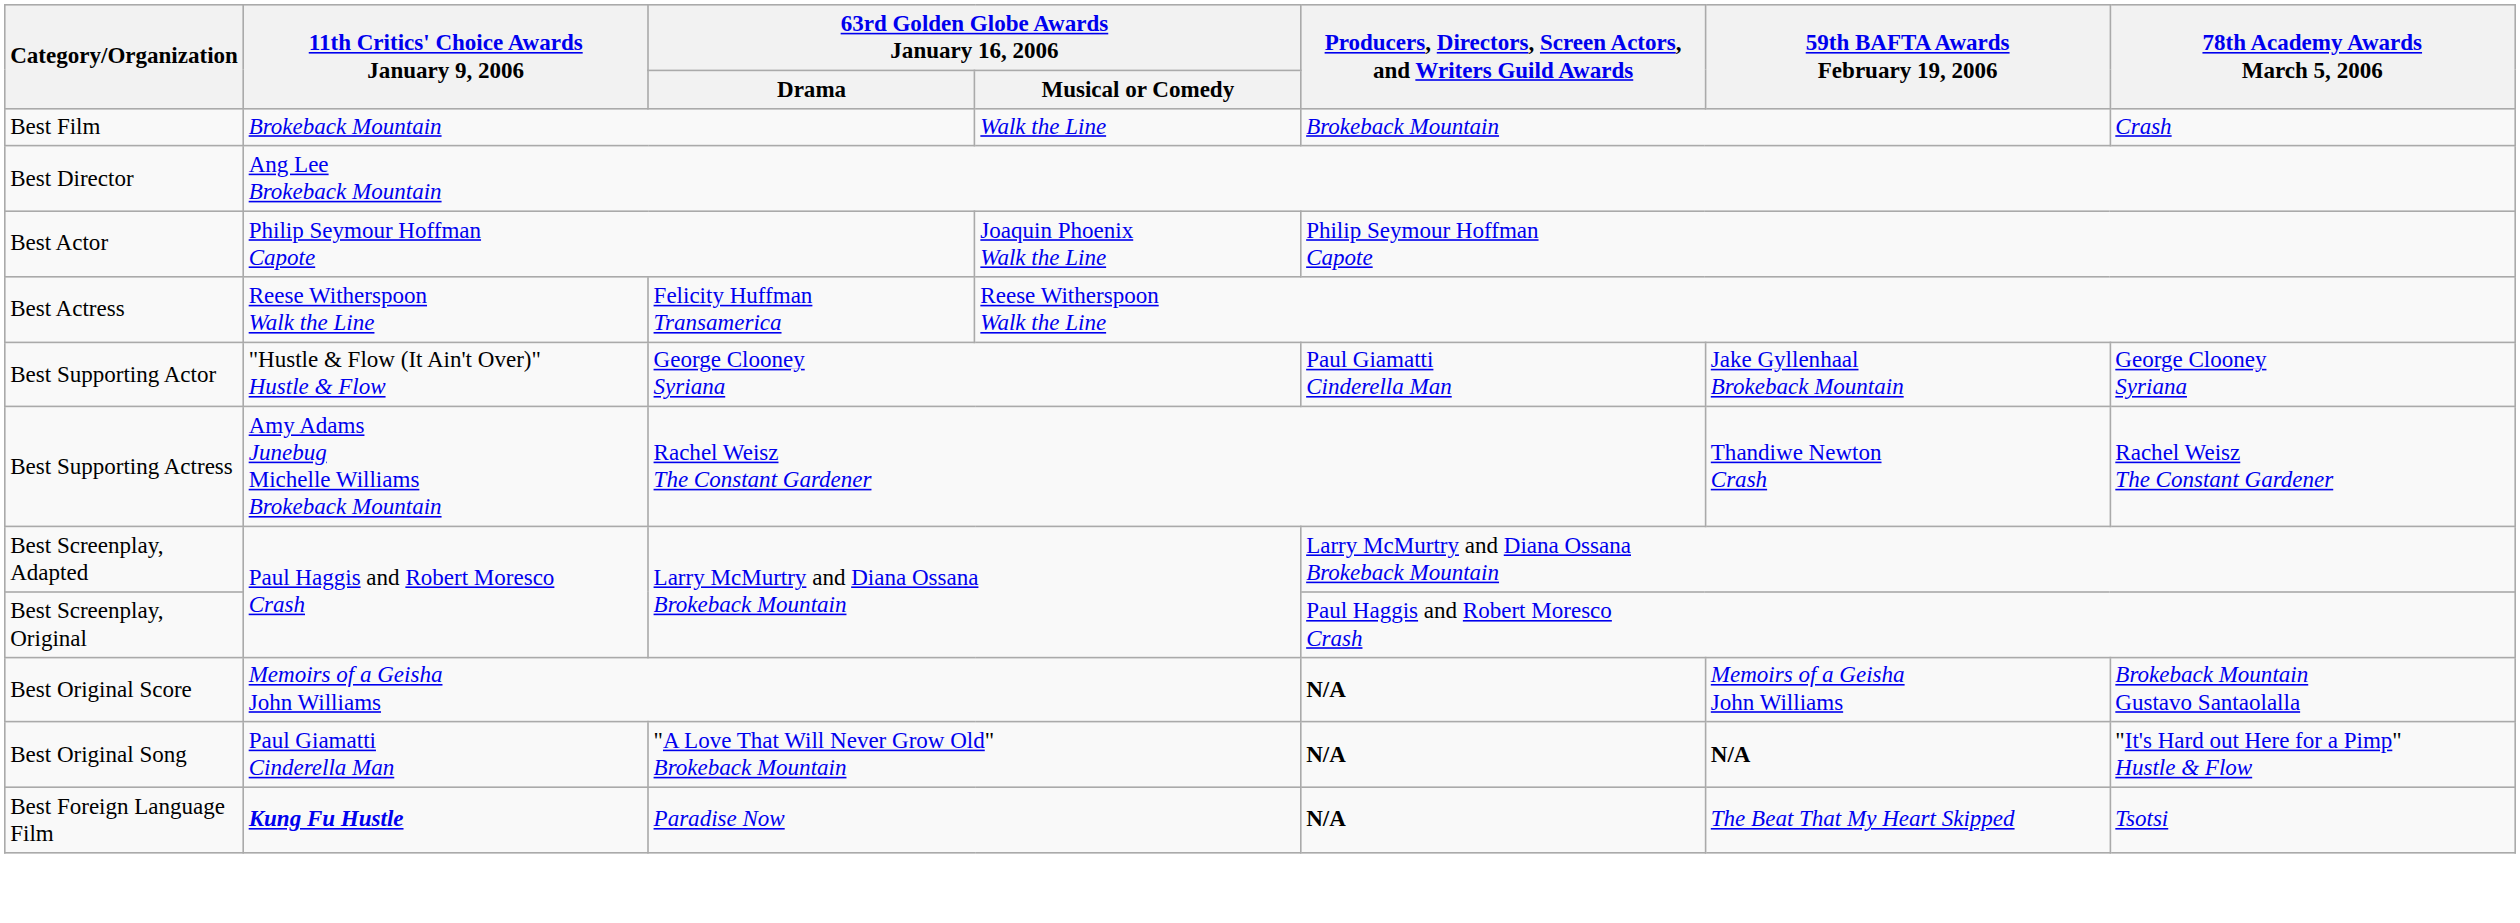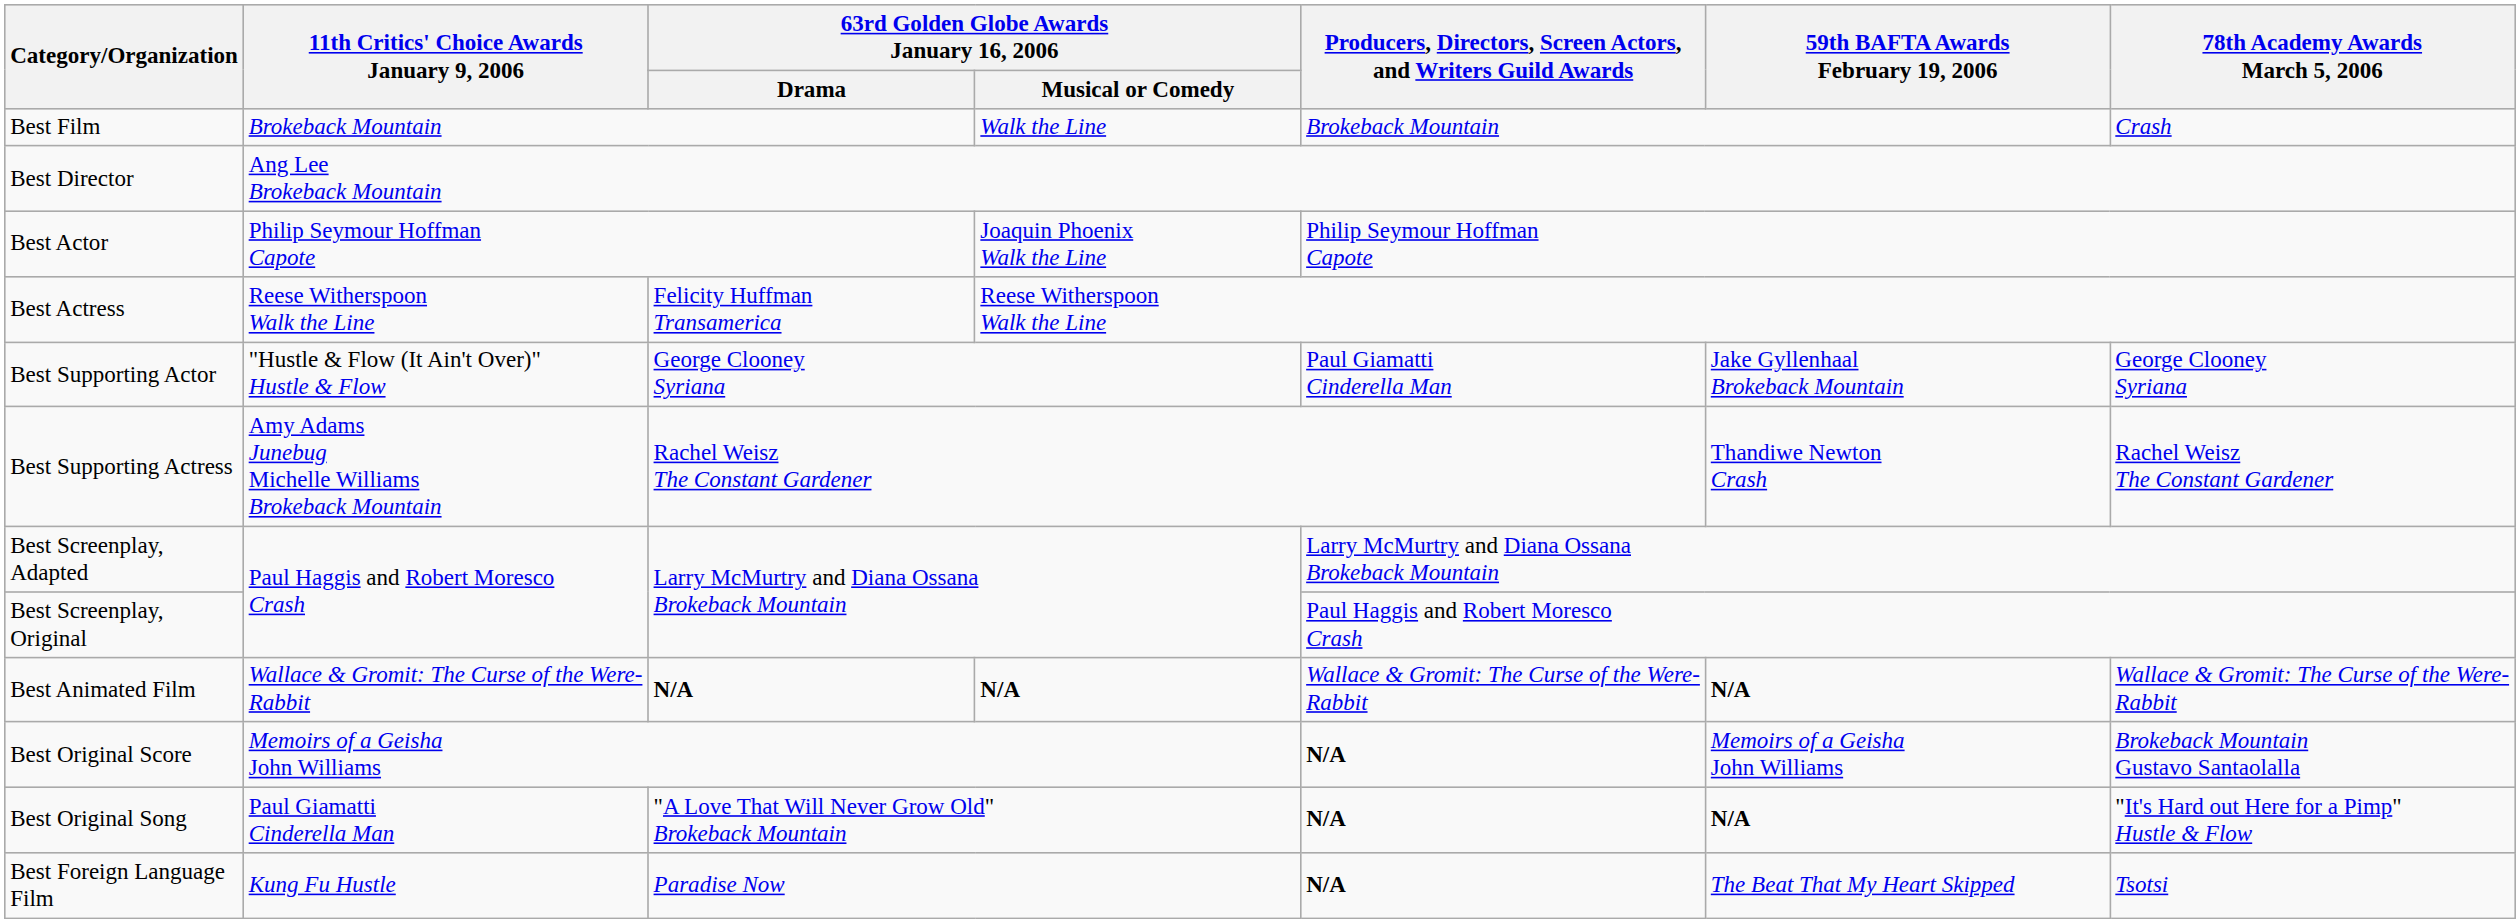+ row: (103, 689)
(326, 819) bold -> (322, 885) normal
